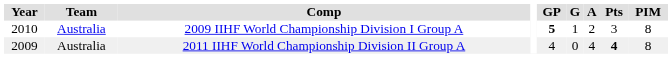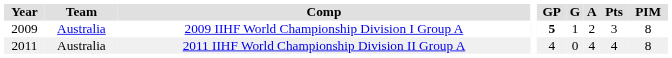(24, 28) 2010 -> (24, 28) 2009
(24, 45) 2009 -> (24, 45) 2011
(614, 45) bold -> (614, 45) normal
